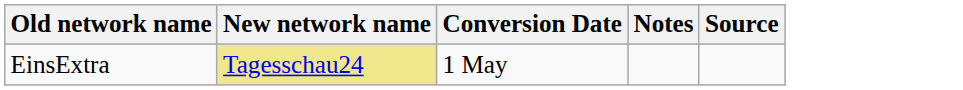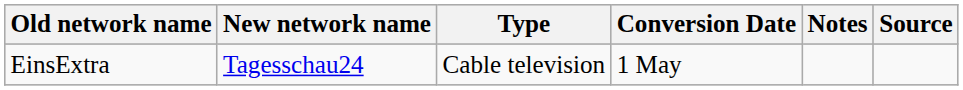+ column: (524, 24)
(293, 64) khaki background -> (293, 64) no background
